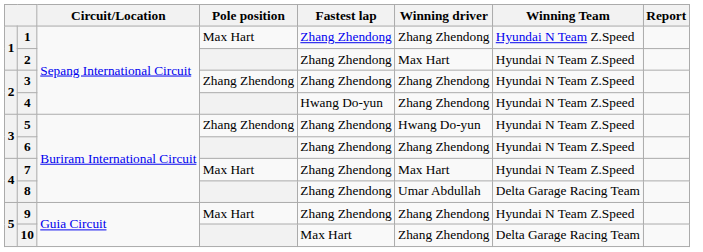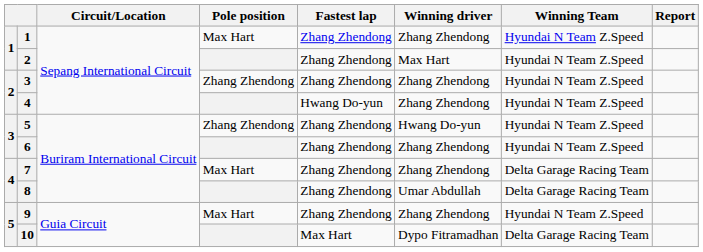(424, 169) Max Hart -> (444, 169) Zhang Zhendong
(565, 169) Hyundai N Team Z.Speed -> (577, 169) Delta Garage Racing Team
(444, 234) Zhang Zhendong -> (448, 234) Dypo Fitramadhan
